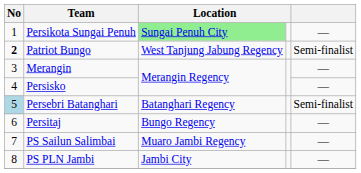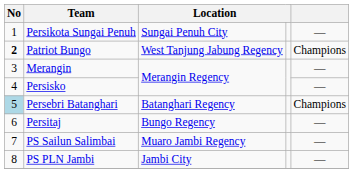(184, 31) lightgreen background -> (184, 31) no background
(323, 50) Semi-finalist -> (320, 50) Champions
(323, 104) Semi-finalist -> (320, 104) Champions
